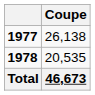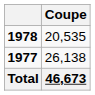rows swapped: (22, 36) <-> (22, 57)
